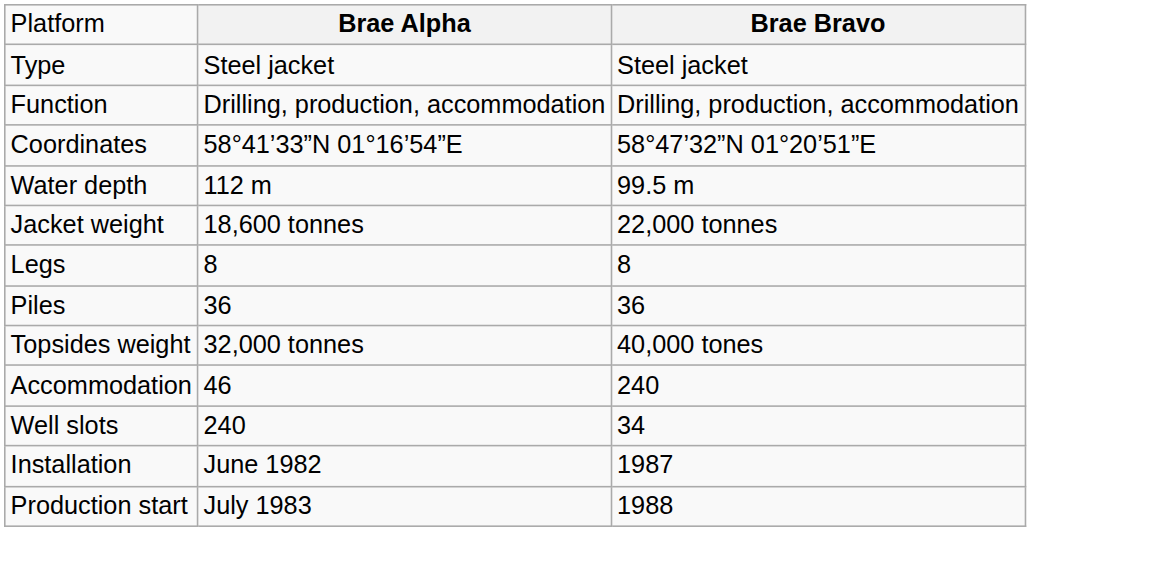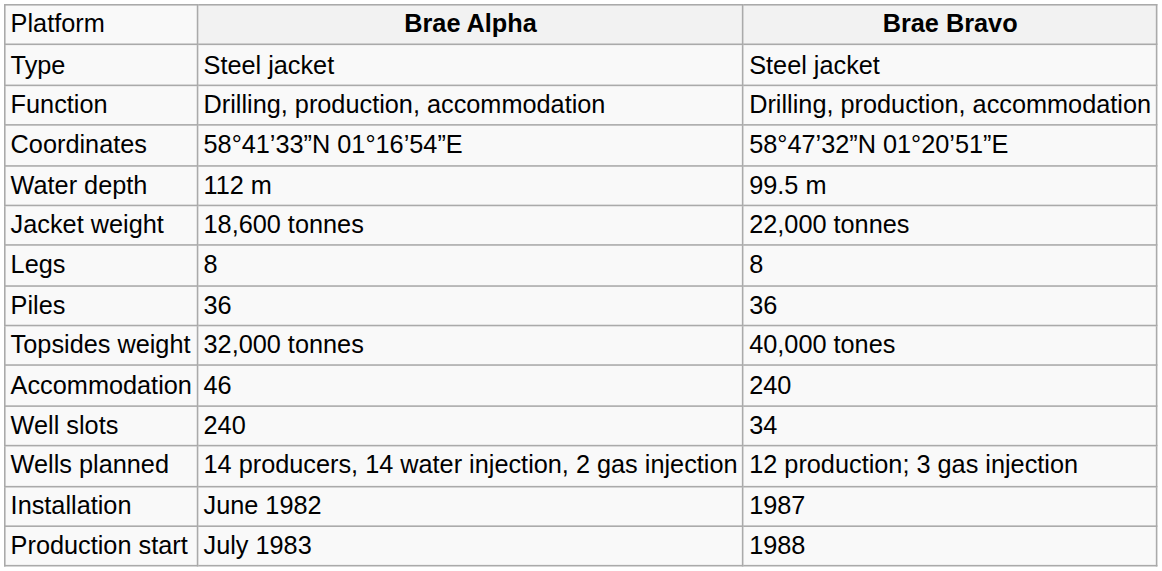+ row: (90, 465)
